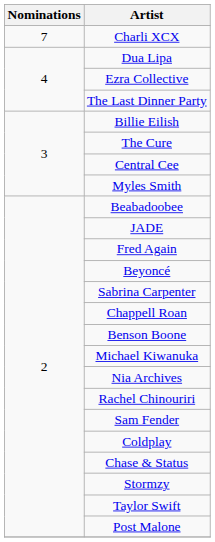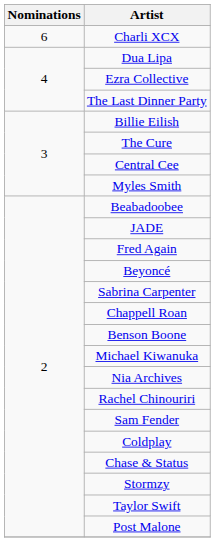(44, 36) 7 -> (44, 36) 6
